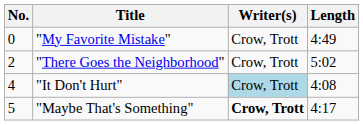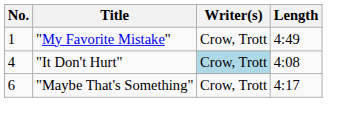(11, 39) 0 -> (11, 39) 1
- row: (130, 62)
(11, 108) 5 -> (11, 85) 6
(268, 108) bold -> (234, 85) normal
